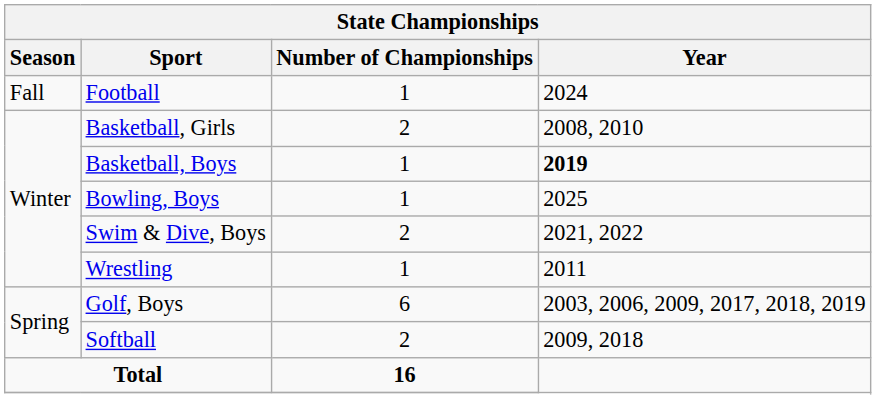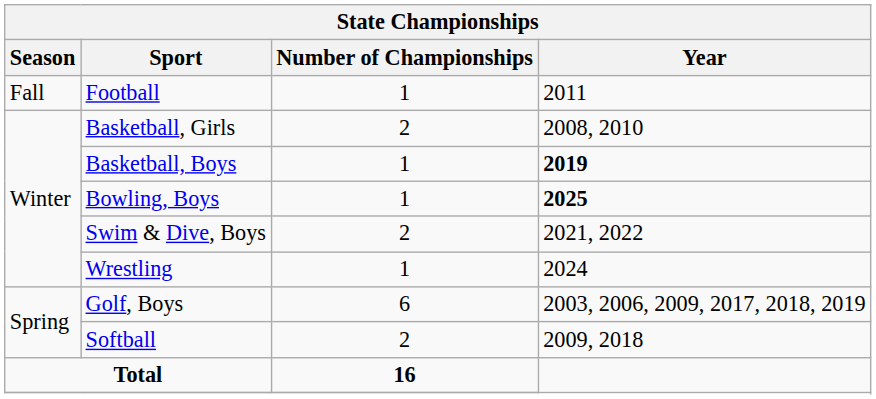(565, 92) 2024 -> (565, 92) 2011
(565, 198) normal -> (565, 198) bold
(565, 269) 2011 -> (565, 269) 2024
